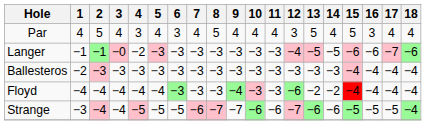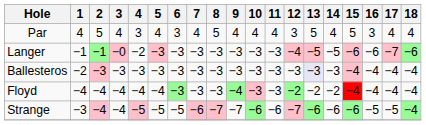(314, 71) no background -> (314, 71) lavender background
(294, 91) −6 -> (294, 91) −2
(353, 110) −5 -> (353, 110) −6
